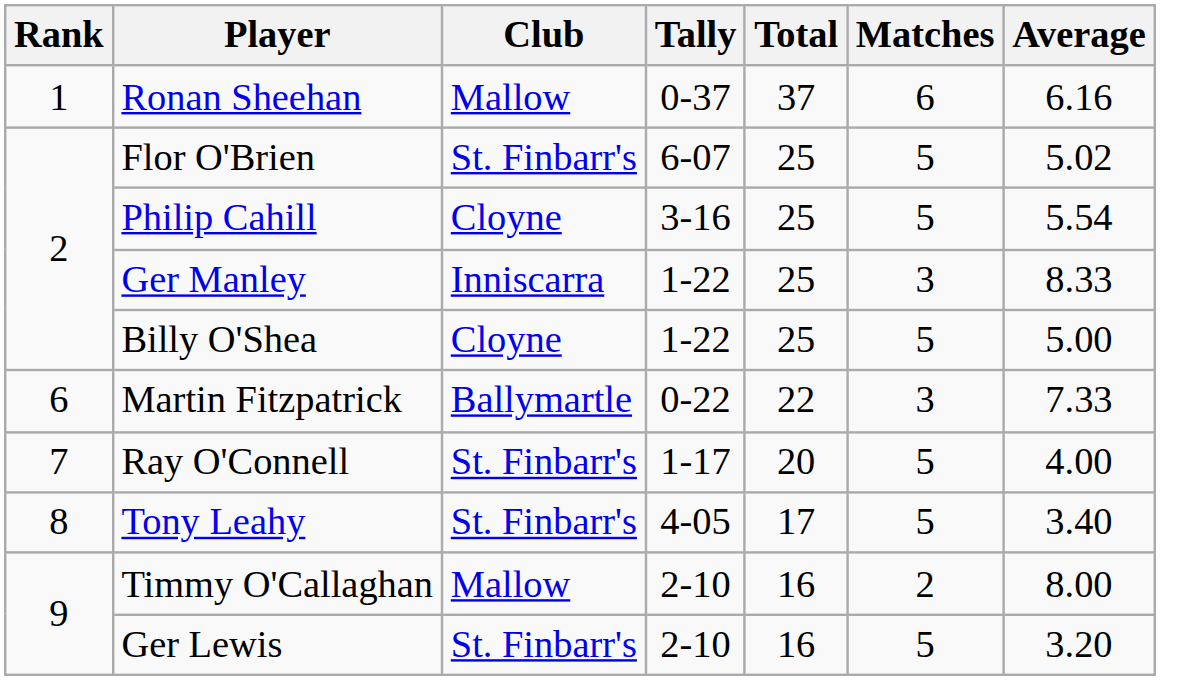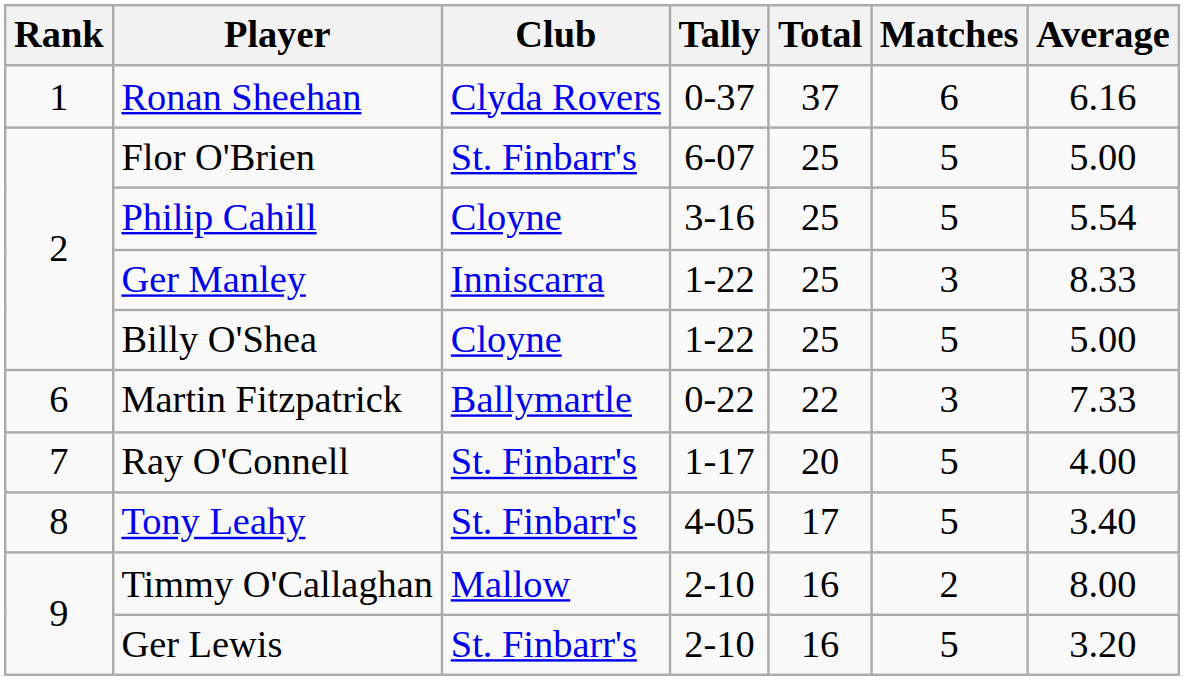(511, 95) Mallow -> (556, 95) Clyda Rovers
(1079, 156) 5.02 -> (1103, 156) 5.00
